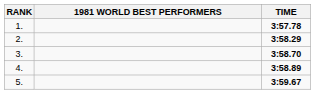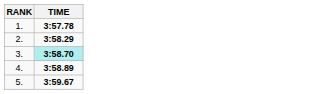- column: (148, 12)
(286, 54) no background -> (59, 54) paleturquoise background
